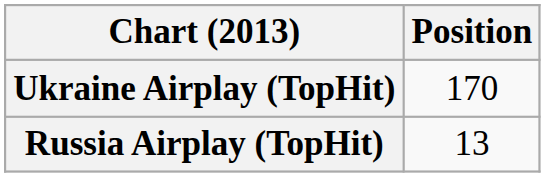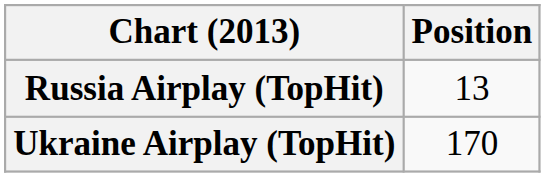rows swapped: (204, 143) <-> (204, 87)
